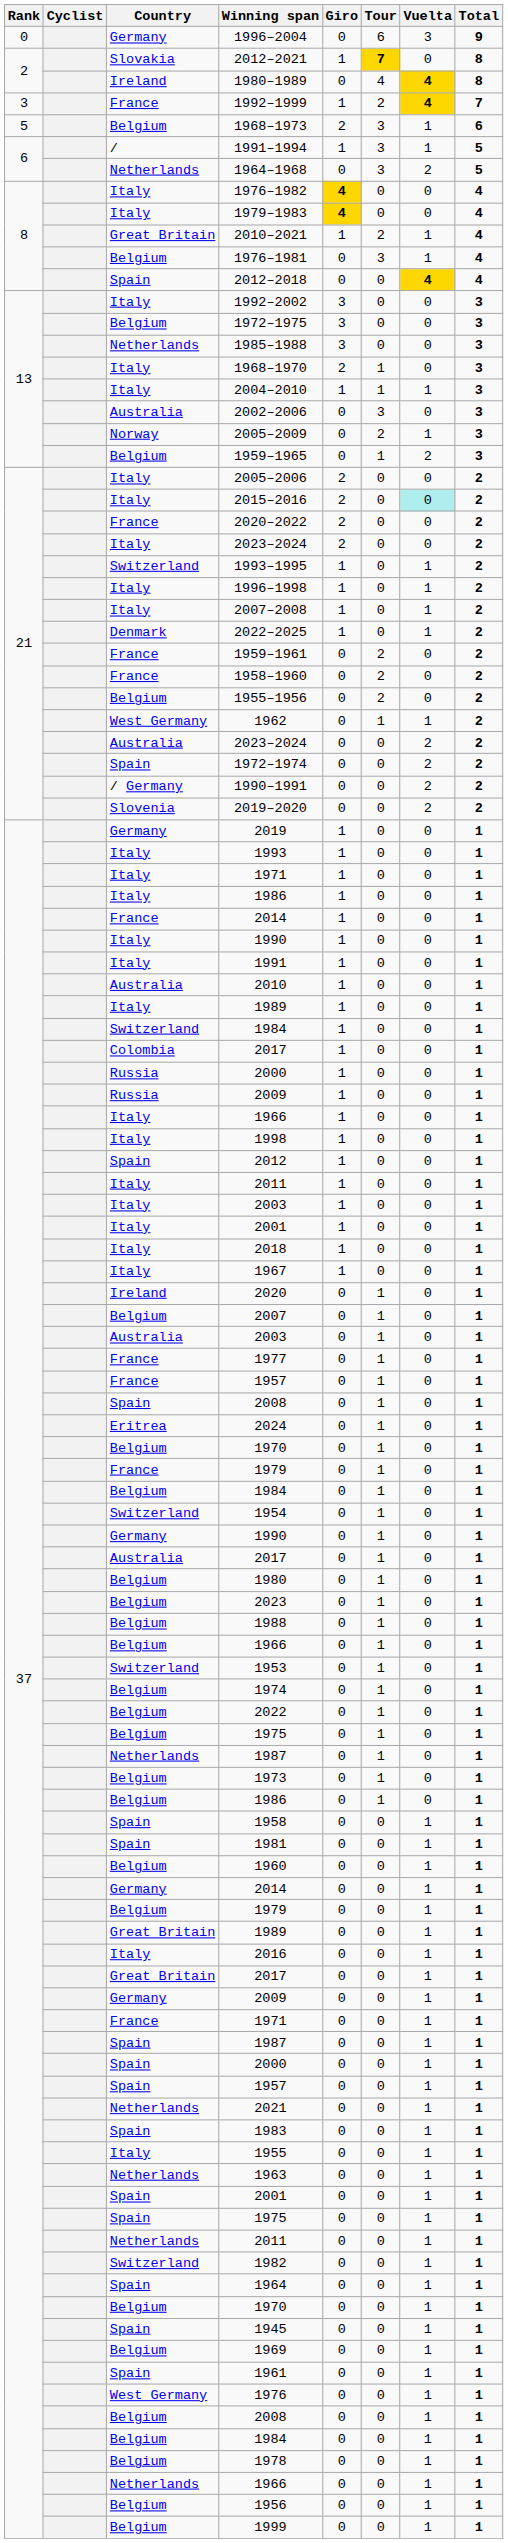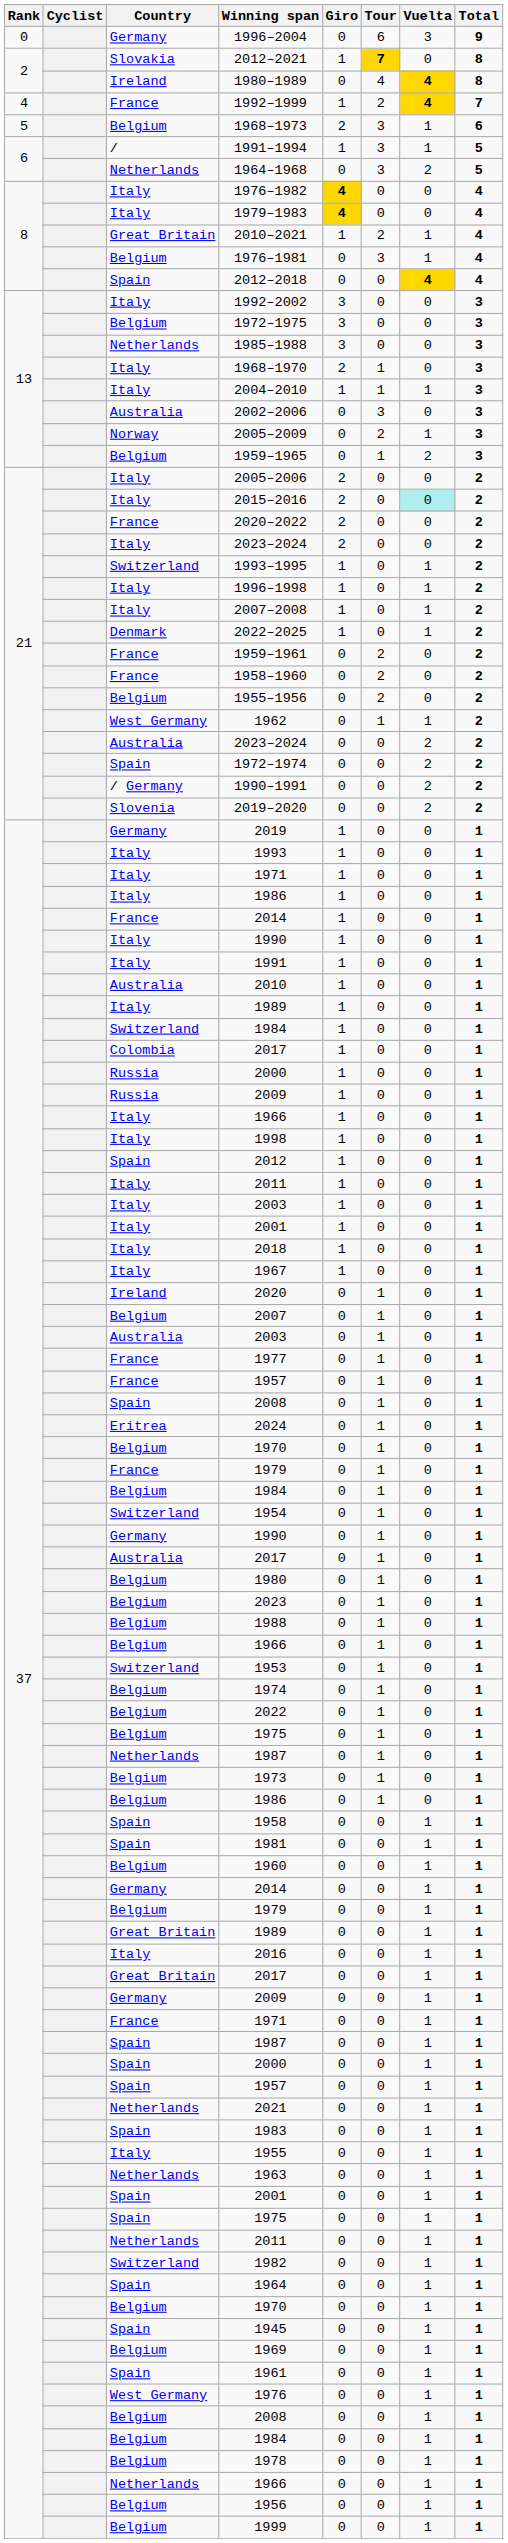(24, 104) 3 -> (24, 104) 4
